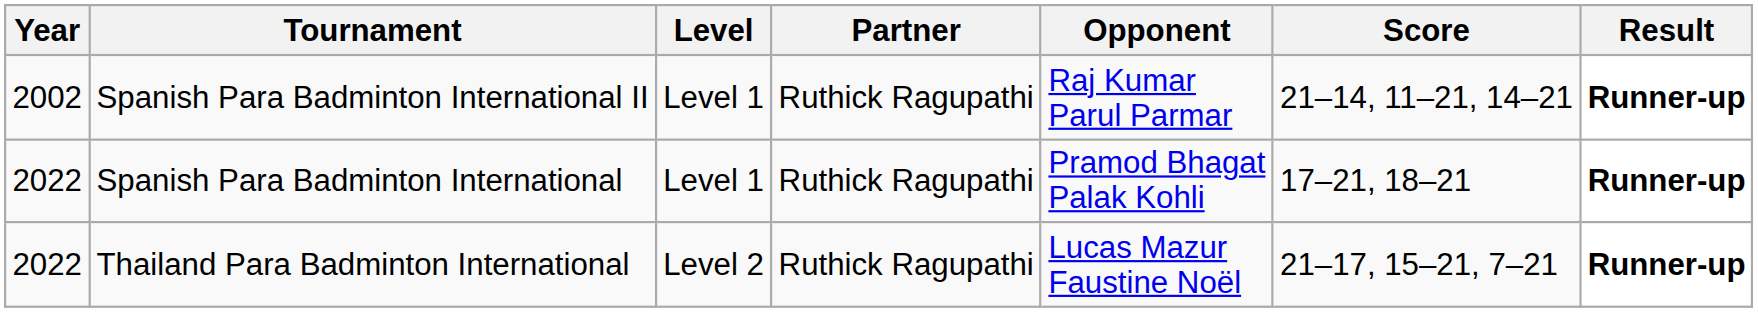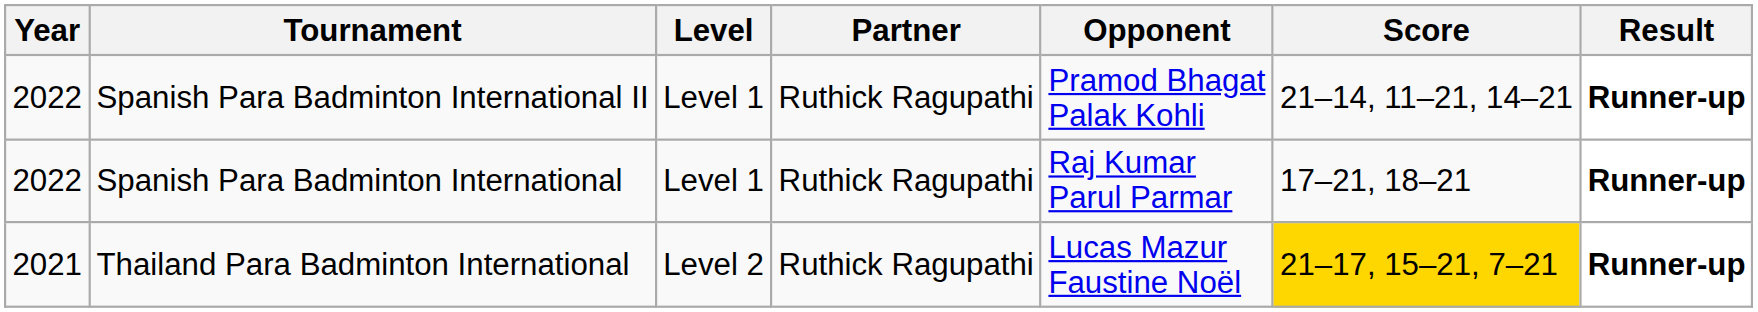(47, 97) 2002 -> (47, 97) 2022
(1140, 97) Raj Kumar Parul Parmar -> (1157, 97) Pramod Bhagat Palak Kohli
(1157, 181) Pramod Bhagat Palak Kohli -> (1140, 181) Raj Kumar Parul Parmar
(47, 265) 2022 -> (47, 265) 2021
(1419, 265) no background -> (1419, 265) gold background
